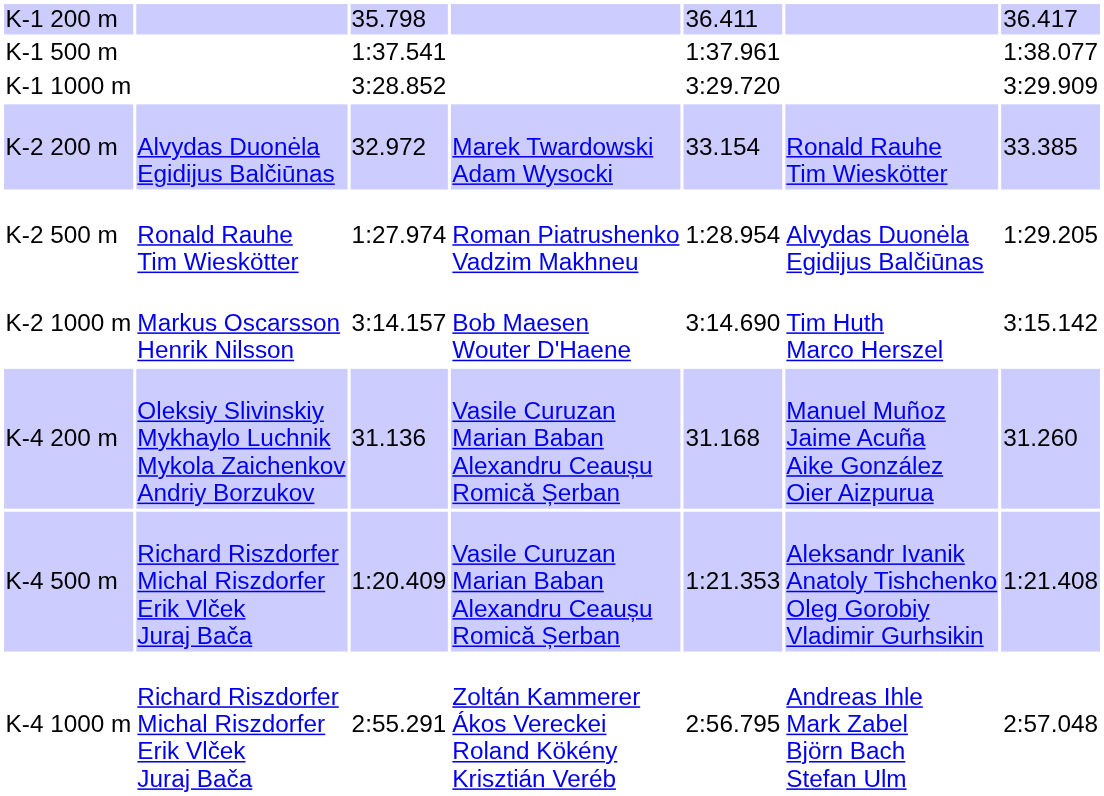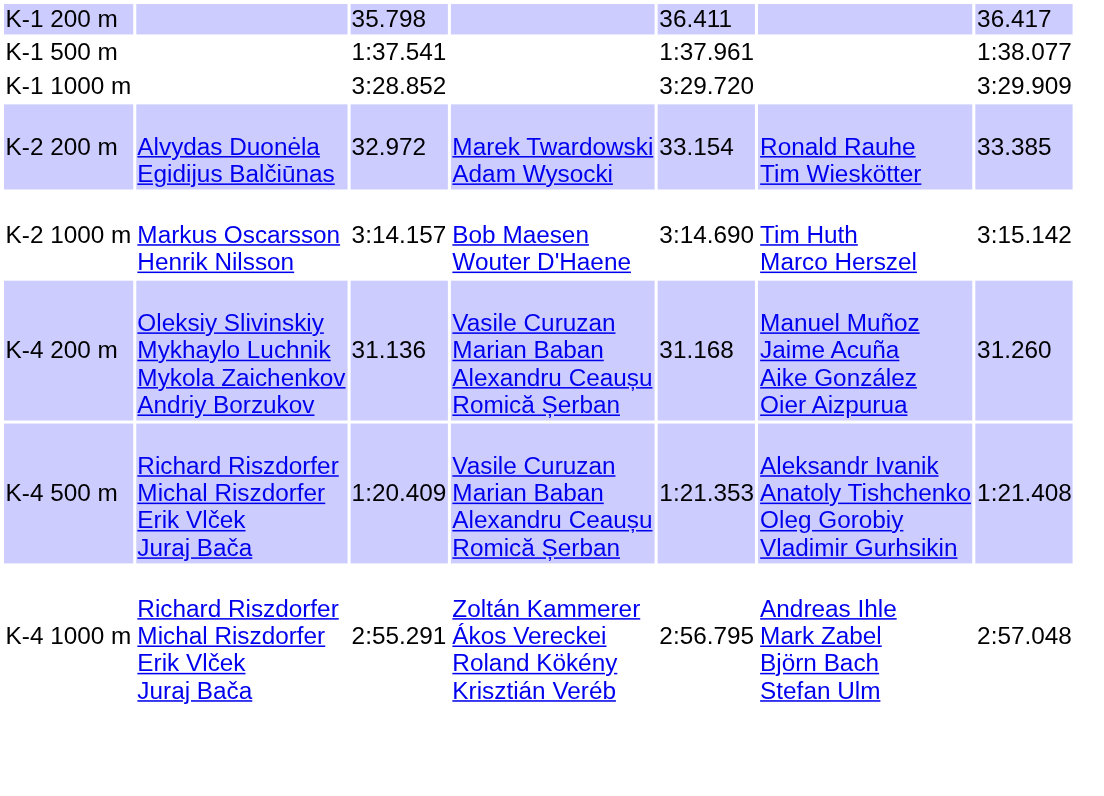- row: (62, 234)
